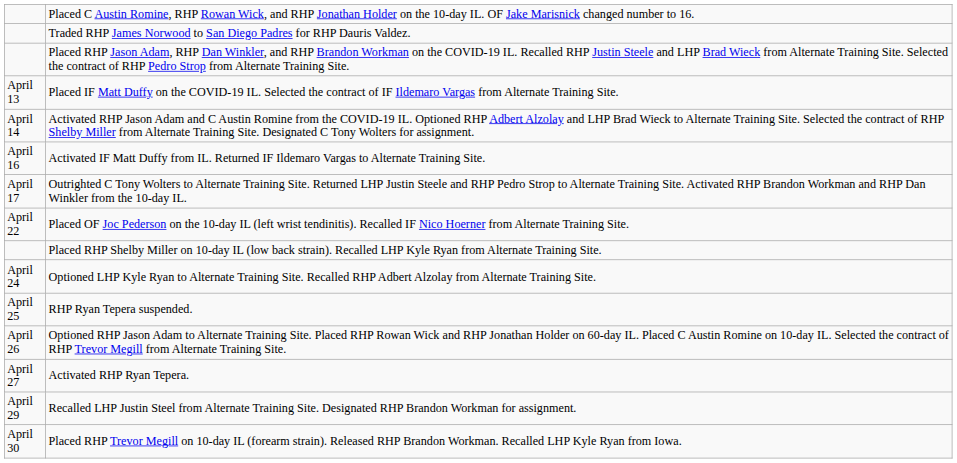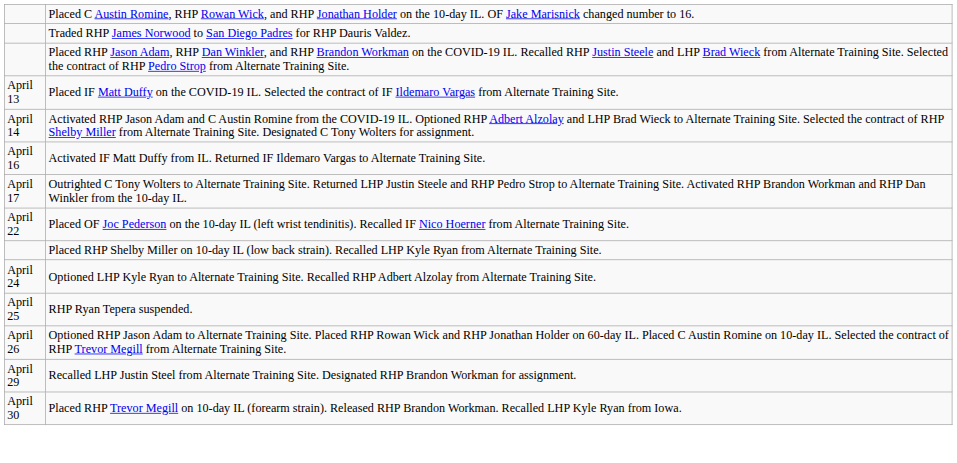- row: (119, 375)
